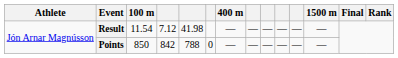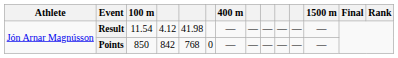(168, 29) 7.12 -> (168, 29) 4.12
(192, 45) 788 -> (192, 45) 768
